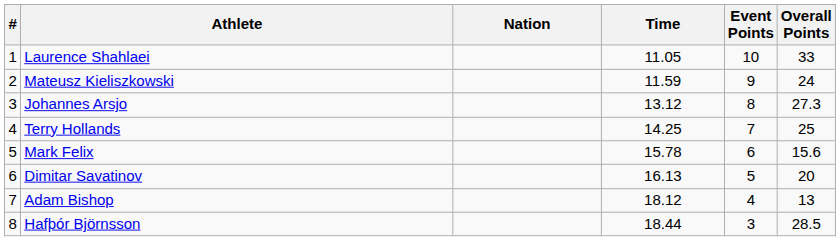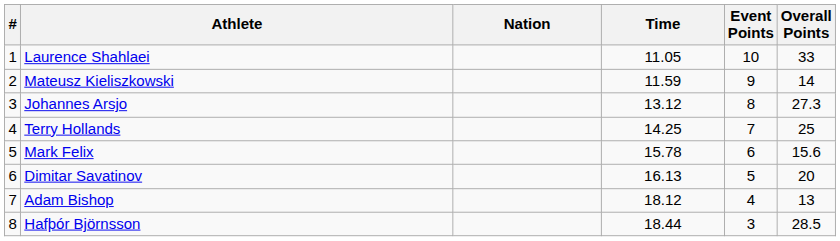(806, 81) 24 -> (806, 81) 14
